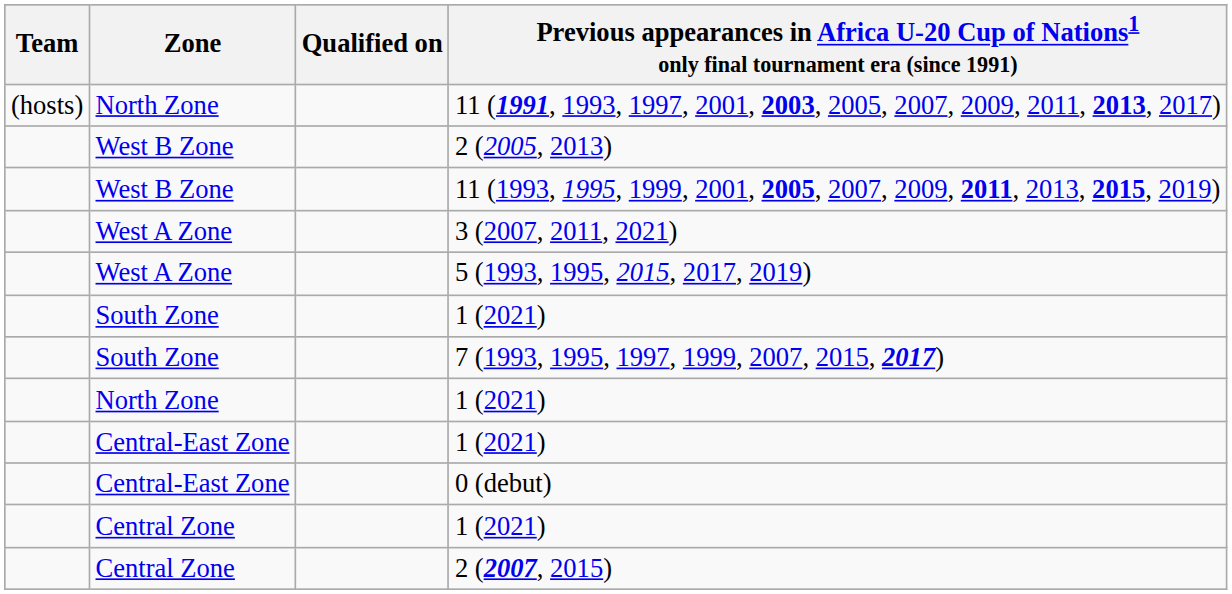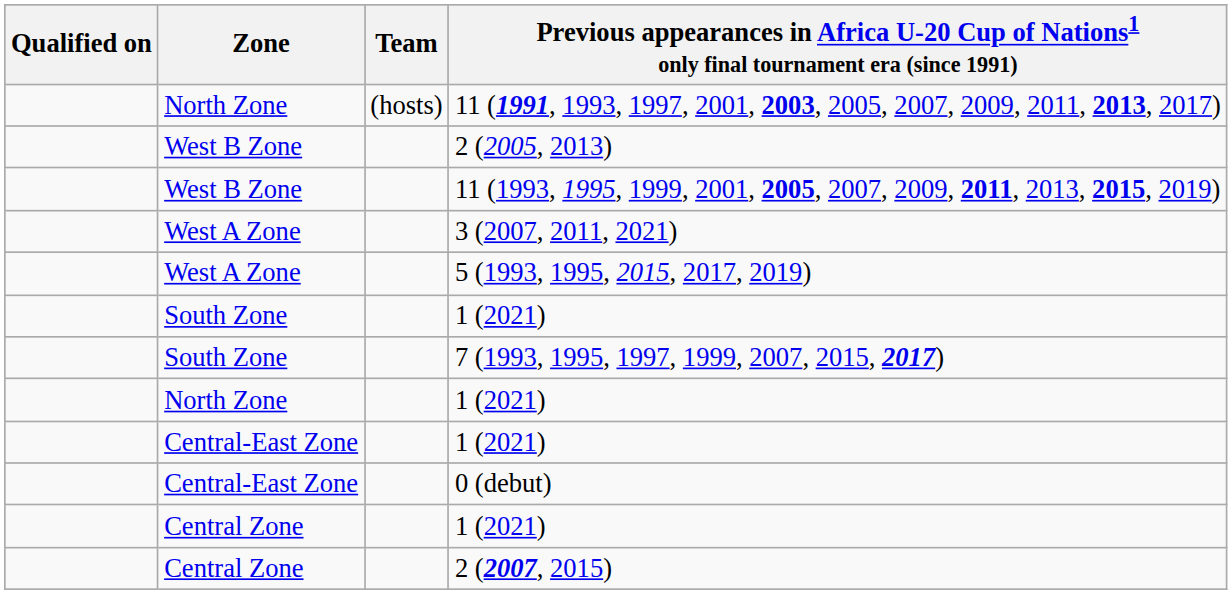columns swapped: (47, 44) <-> (372, 44)
